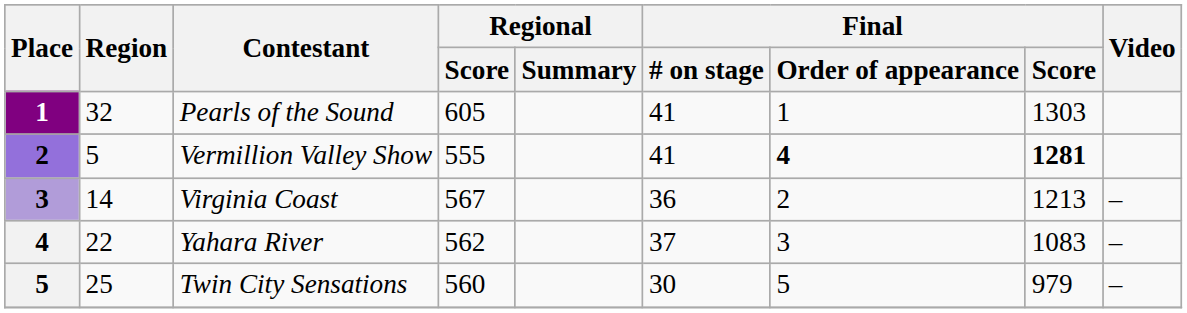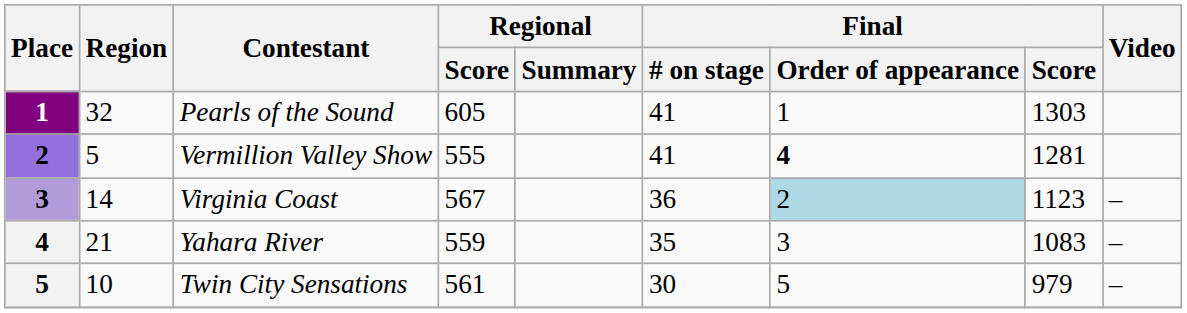(1059, 155) bold -> (1059, 155) normal
(783, 198) no background -> (783, 198) lightblue background
(1059, 198) 1213 -> (1058, 198) 1123
(99, 241) 22 -> (99, 241) 21
(465, 241) 562 -> (465, 241) 559
(663, 241) 37 -> (663, 241) 35
(99, 284) 25 -> (99, 284) 10
(465, 284) 560 -> (465, 284) 561
